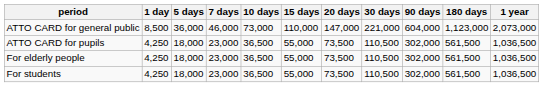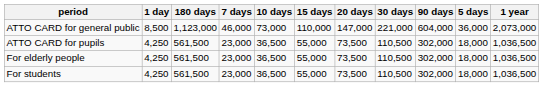columns swapped: (189, 12) <-> (467, 12)
